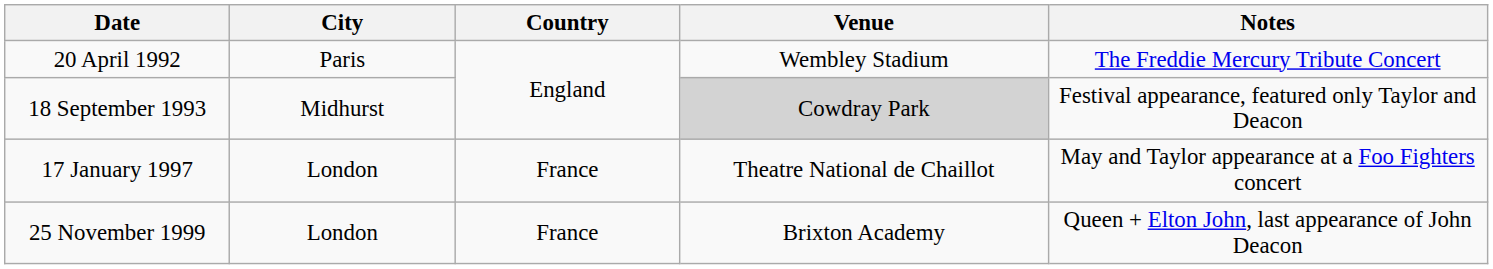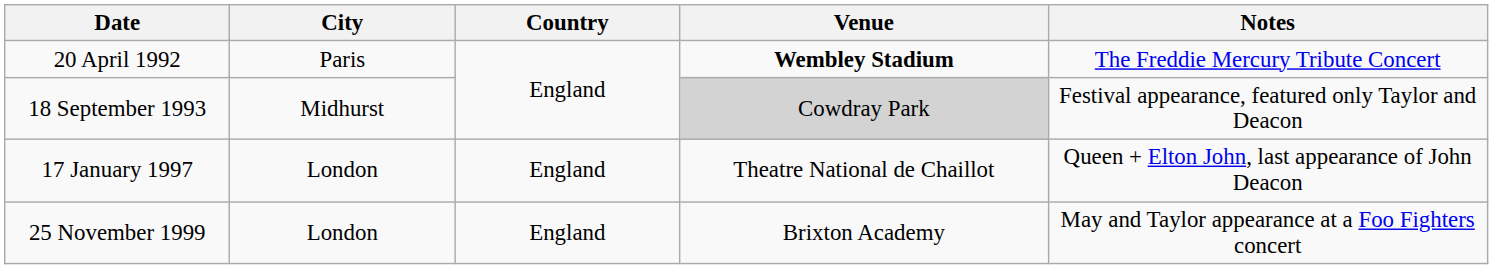(864, 58) normal -> (864, 58) bold
(567, 170) France -> (567, 170) England
(1268, 170) May and Taylor appearance at a Foo Fighters concert -> (1268, 170) Queen + Elton John, last appearance of John Deacon
(567, 232) France -> (567, 232) England
(1268, 232) Queen + Elton John, last appearance of John Deacon -> (1268, 232) May and Taylor appearance at a Foo Fighters concert
